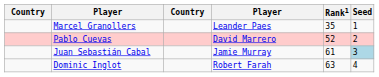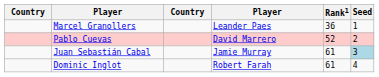(330, 26) 35 -> (330, 26) 36
(330, 65) 63 -> (330, 65) 61
